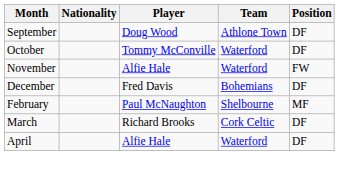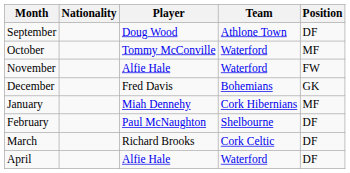(299, 50) DF -> (311, 50) MF
(299, 86) DF -> (311, 86) GK
+ row: (25, 104)
(300, 104) MF -> (310, 123) DF
